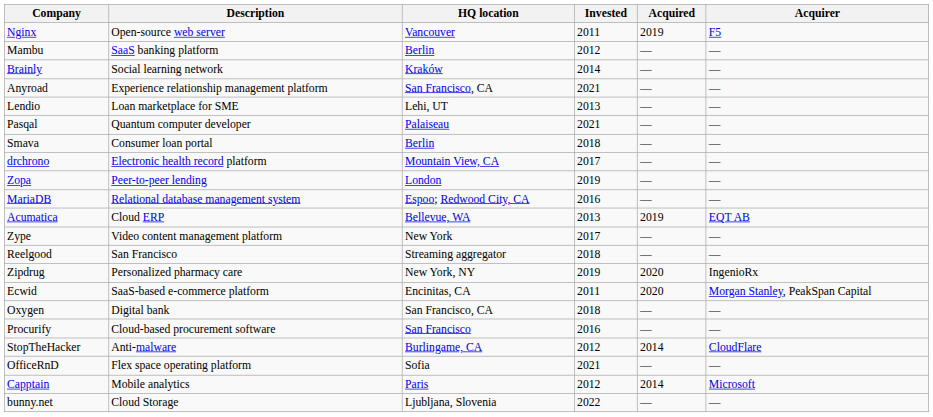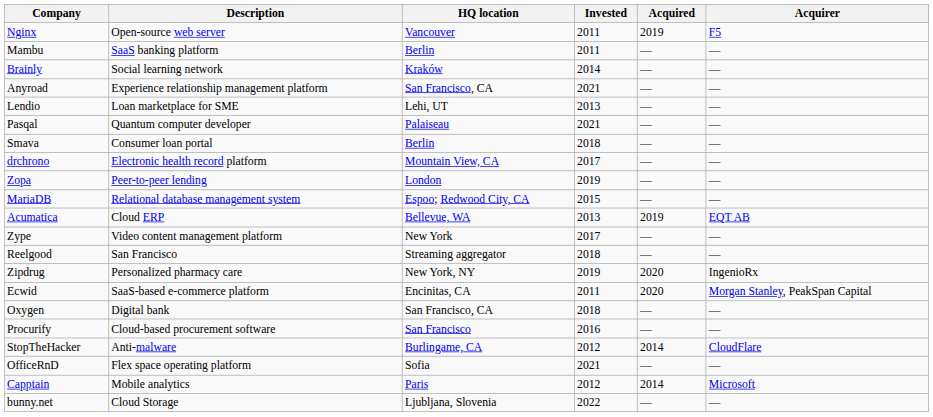(589, 50) 2012 -> (589, 50) 2011
(589, 198) 2016 -> (589, 198) 2015
